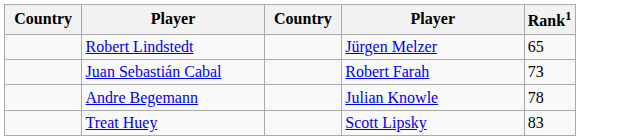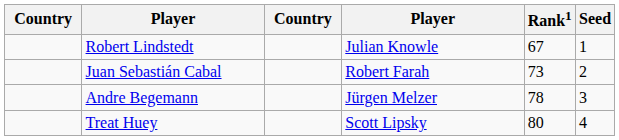+ column: (595, 19)
(391, 46) Jürgen Melzer -> (392, 46) Julian Knowle
(536, 46) 65 -> (536, 46) 67
(392, 97) Julian Knowle -> (391, 97) Jürgen Melzer
(536, 123) 83 -> (536, 123) 80
